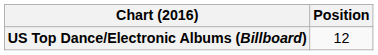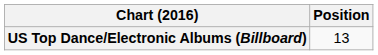(341, 38) 12 -> (341, 38) 13
